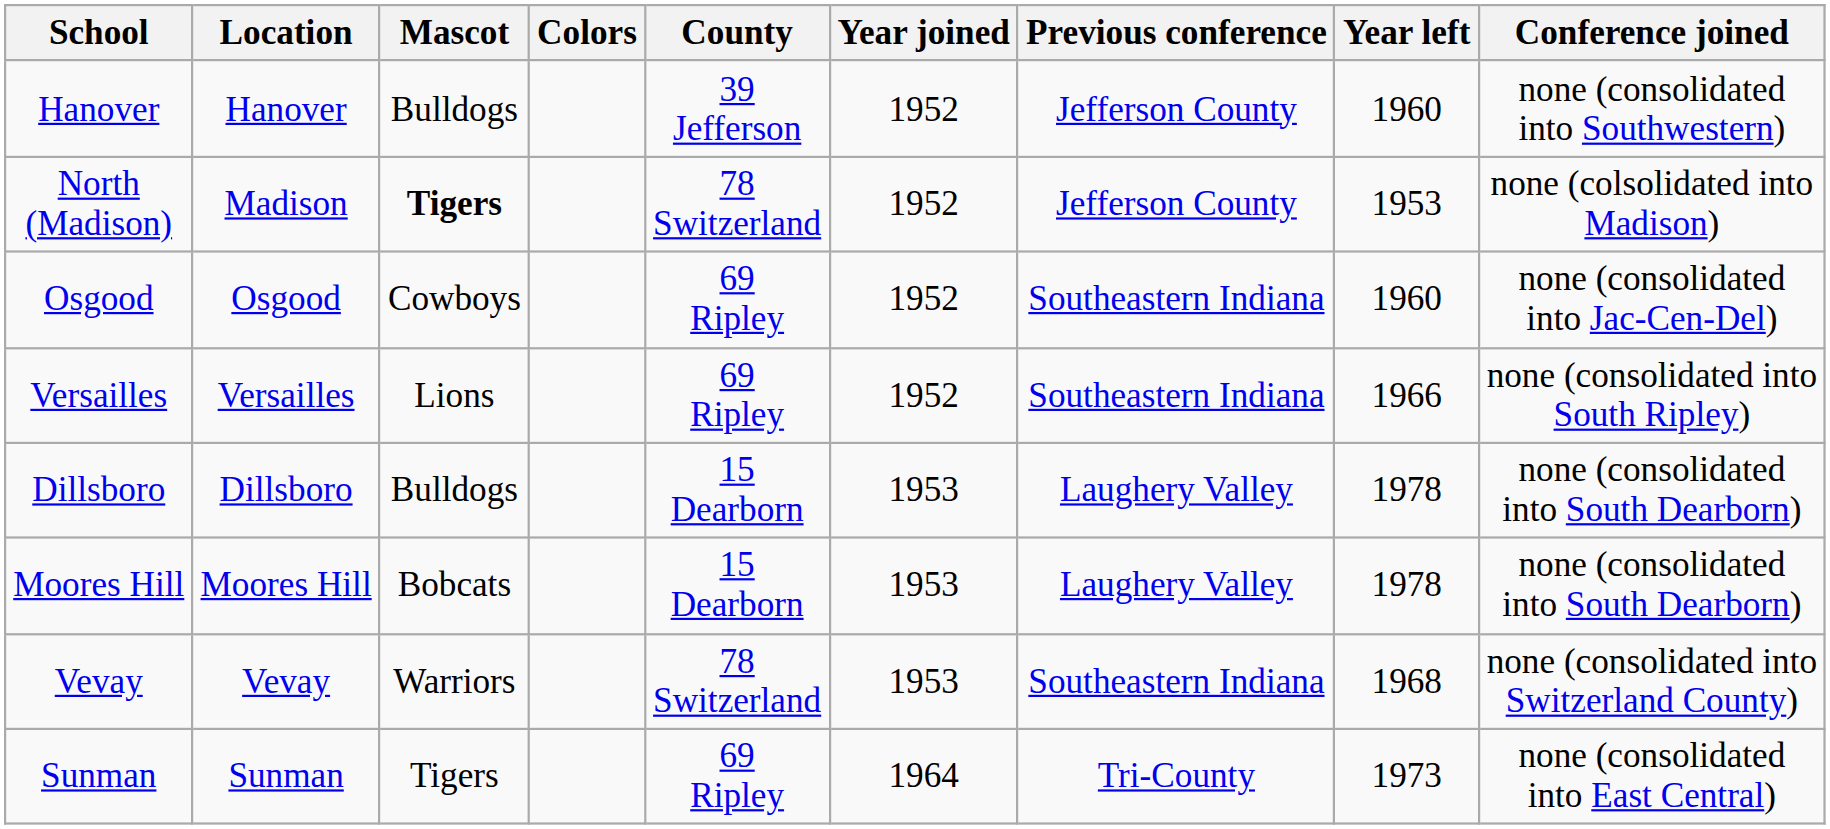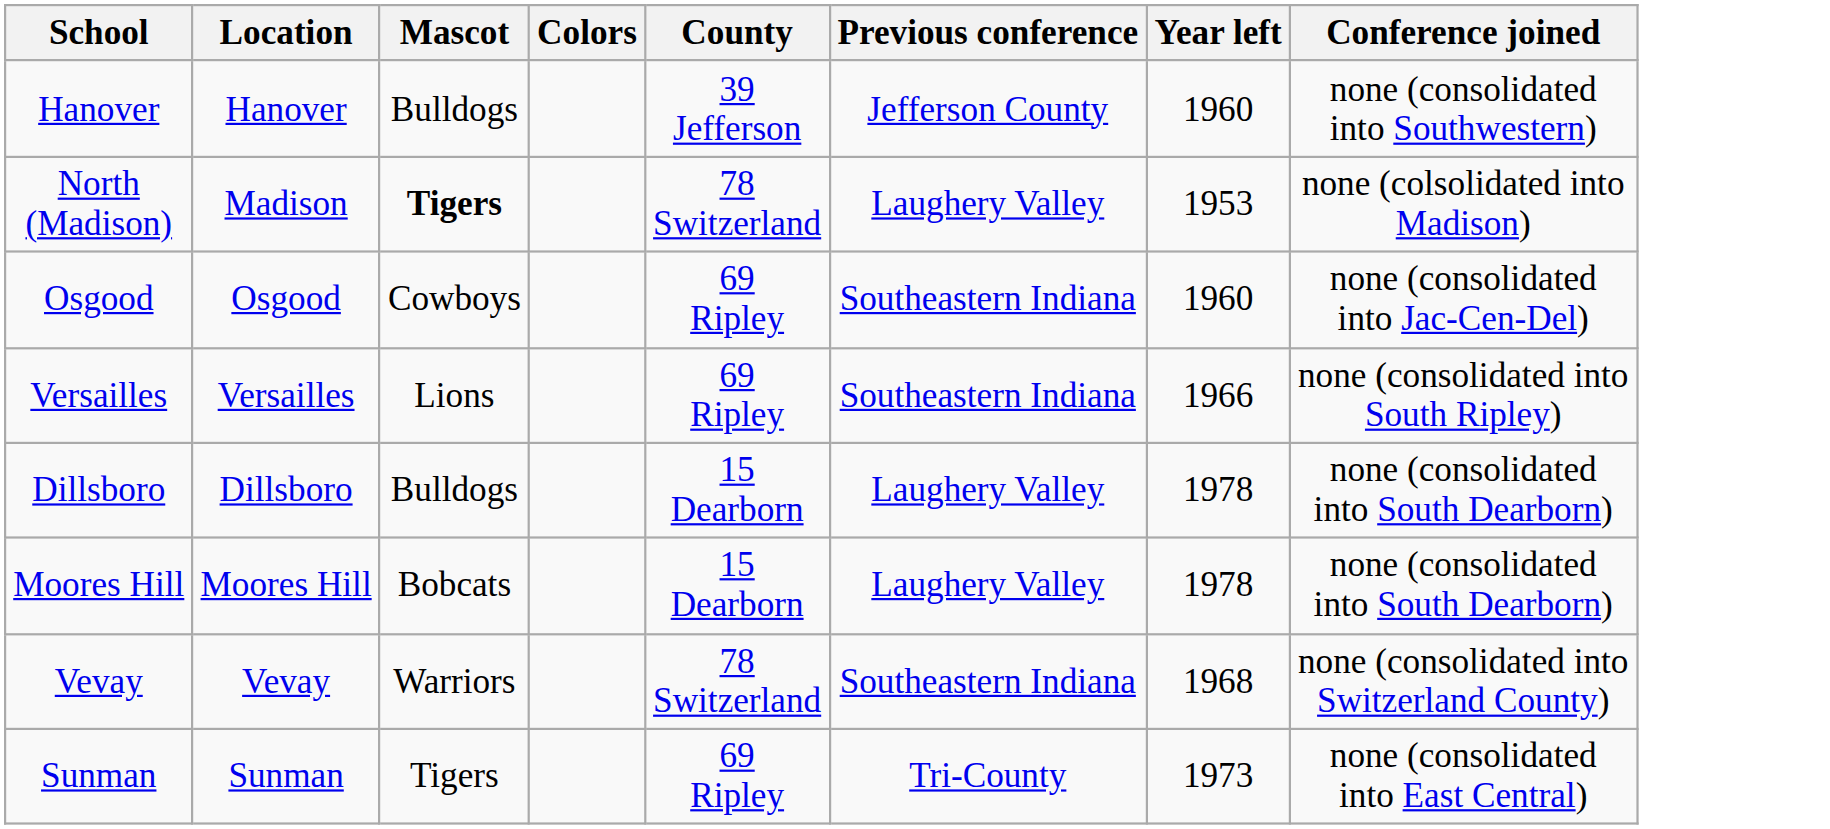- column: (924, 32)
(1176, 203) Jefferson County -> (988, 203) Laughery Valley
